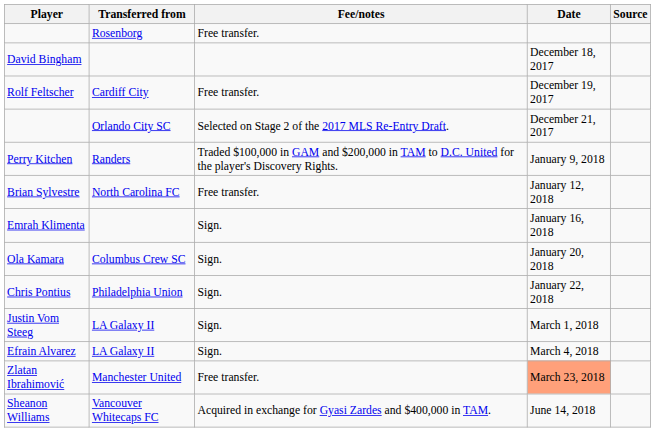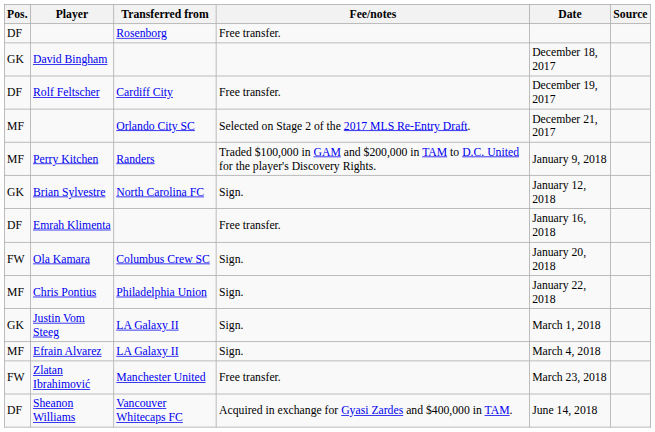+ column: (17, 14)
(228, 192) Free transfer. -> (231, 192) Sign.
(210, 225) Sign. -> (250, 225) Free transfer.
(567, 377) lightsalmon background -> (569, 377) no background
